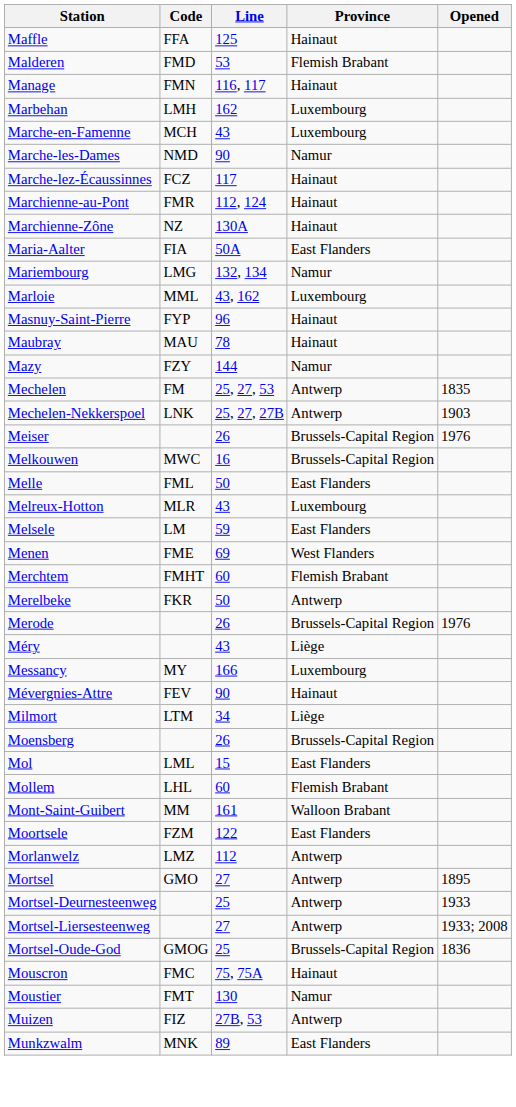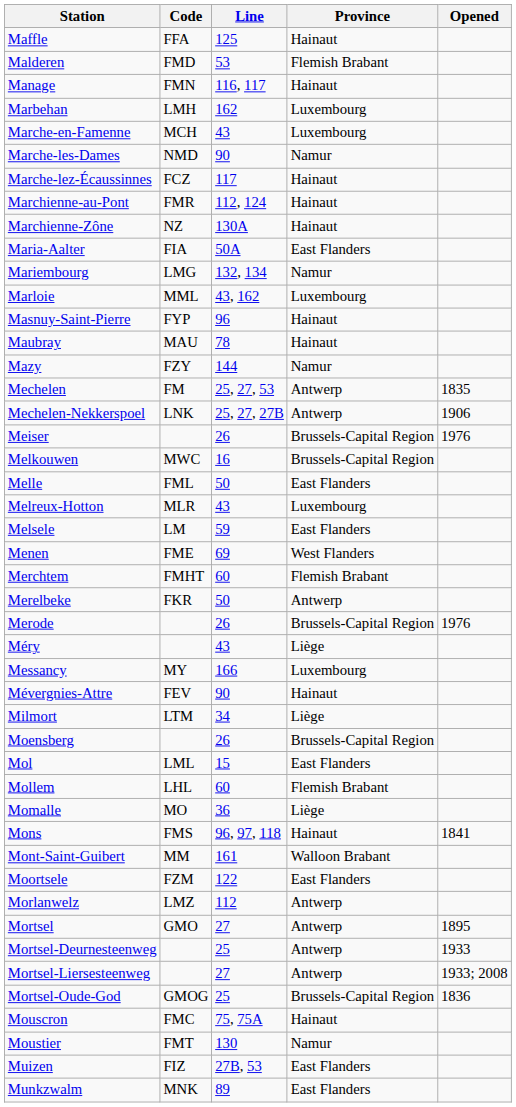(456, 413) 1903 -> (456, 413) 1906
+ row: (34, 809)
+ row: (25, 833)
(316, 1020) Antwerp -> (331, 1066) East Flanders
